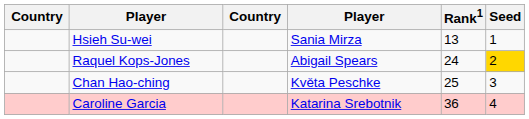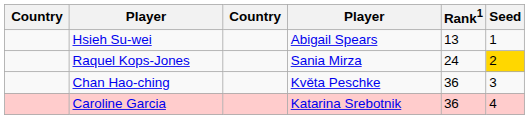(326, 40) Sania Mirza -> (334, 40) Abigail Spears
(334, 61) Abigail Spears -> (326, 61) Sania Mirza
(451, 82) 25 -> (451, 82) 36
